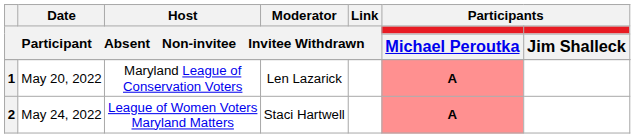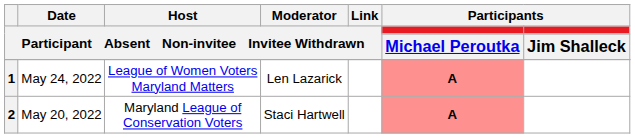(62, 78) May 20, 2022 -> (62, 78) May 24, 2022
(183, 78) Maryland League of Conservation Voters -> (183, 78) League of Women Voters Maryland Matters
(62, 115) May 24, 2022 -> (62, 115) May 20, 2022
(183, 115) League of Women Voters Maryland Matters -> (183, 115) Maryland League of Conservation Voters
